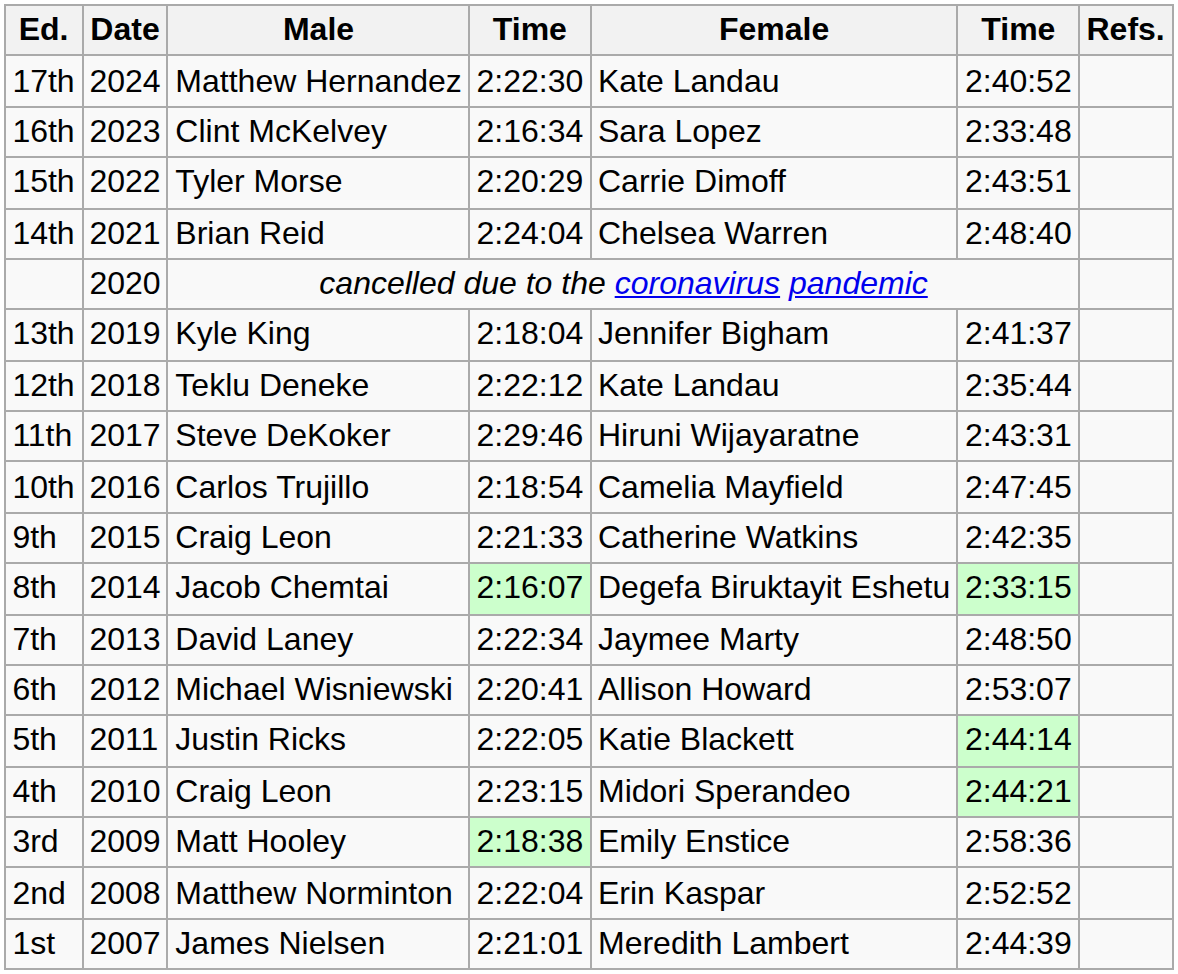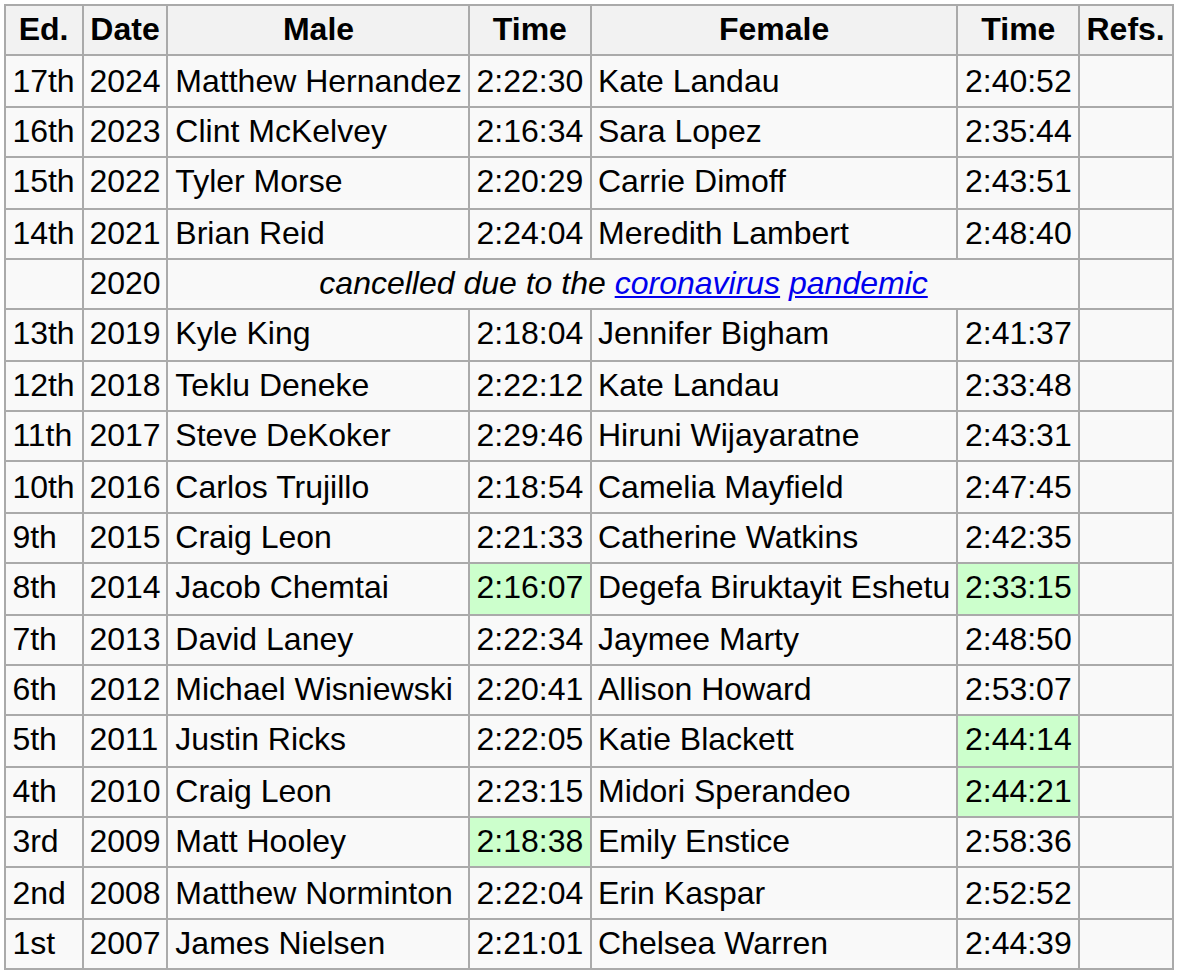(1018, 131) 2:33:48 -> (1018, 131) 2:35:44
(713, 232) Chelsea Warren -> (723, 232) Meredith Lambert
(1018, 385) 2:35:44 -> (1018, 385) 2:33:48
(723, 943) Meredith Lambert -> (713, 943) Chelsea Warren
